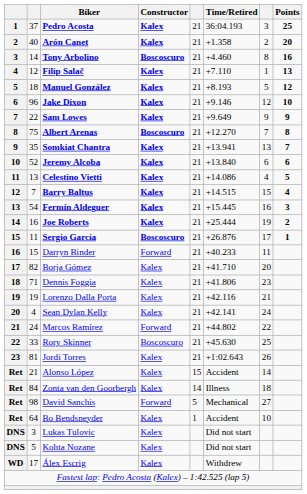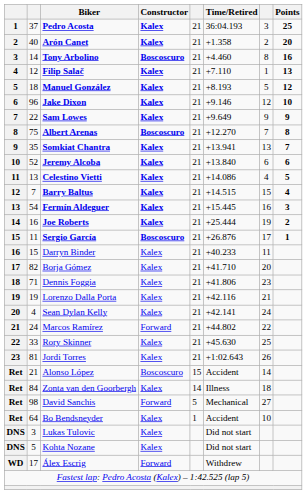(156, 252) Forward -> (151, 252) Kalex
(162, 342) Boscoscuro -> (151, 342) Kalex
(151, 372) Kalex -> (162, 372) Boscoscuro
(151, 462) Kalex -> (156, 462) Forward
